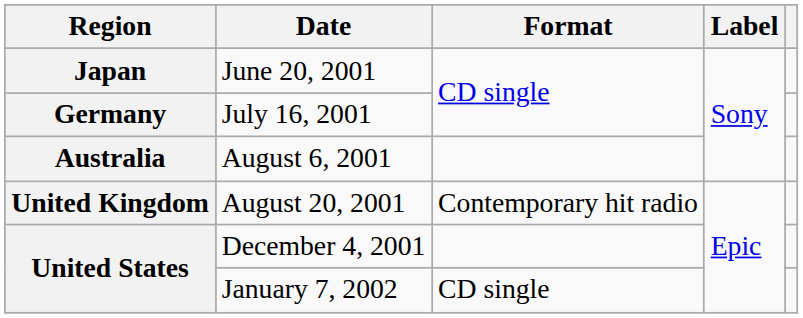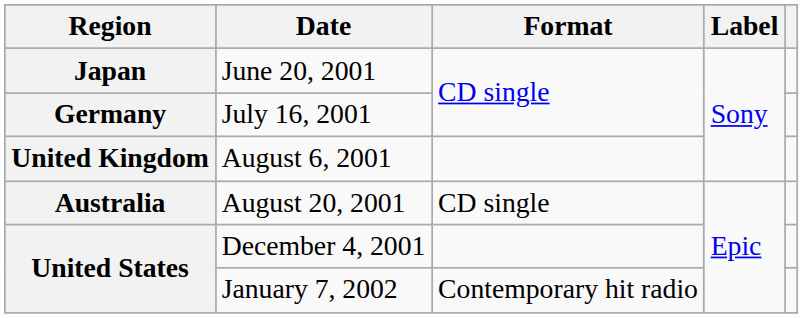(110, 158) Australia -> (110, 158) United Kingdom
(110, 202) United Kingdom -> (110, 202) Australia
(568, 202) Contemporary hit radio -> (494, 202) CD single
(494, 289) CD single -> (568, 289) Contemporary hit radio
